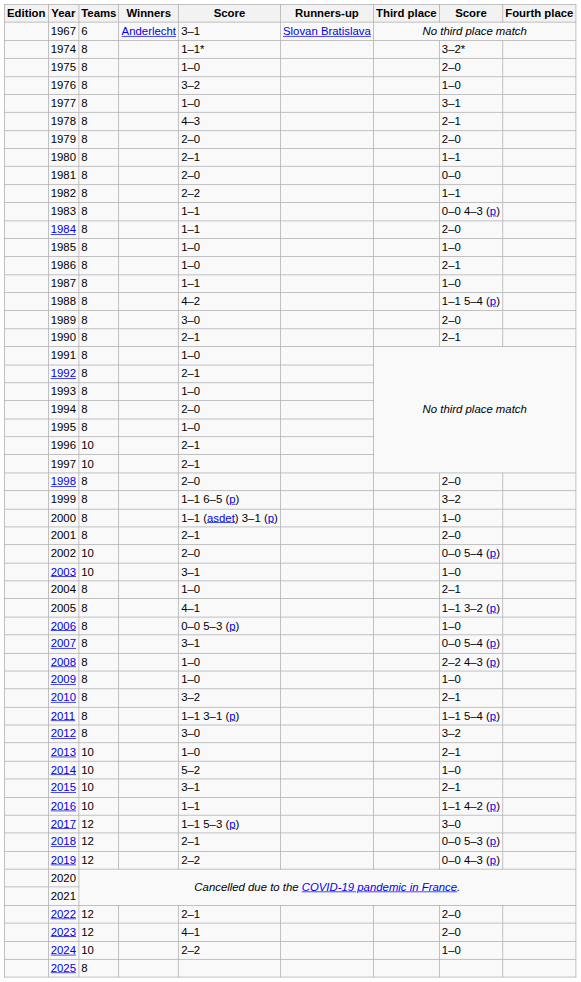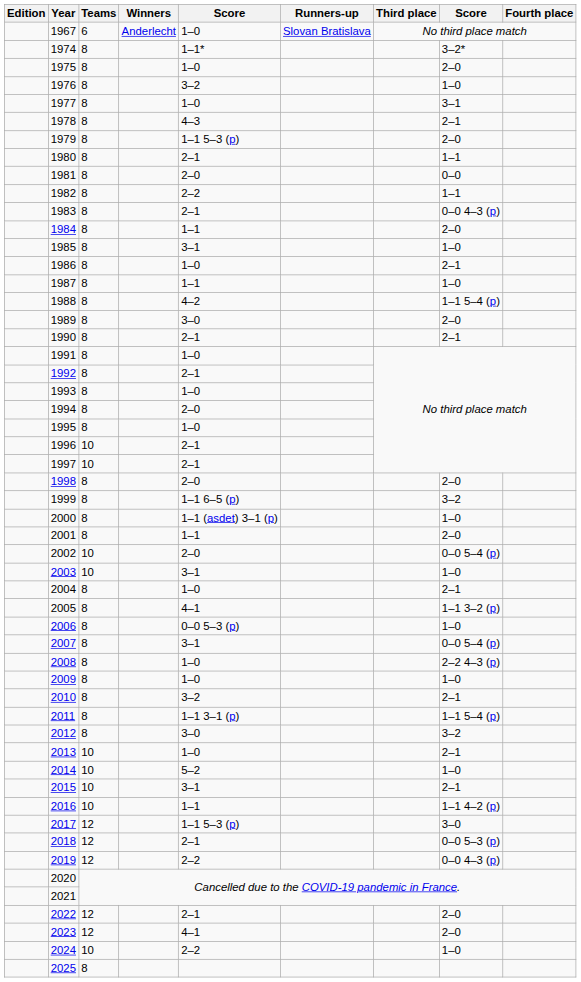(191, 31) 3–1 -> (191, 31) 1–0
(191, 139) 2–0 -> (210, 139) 1–1 5–3 (p)
(191, 211) 1–1 -> (191, 211) 2–1
(191, 247) 1–0 -> (191, 247) 3–1
(191, 535) 2–1 -> (191, 535) 1–1
